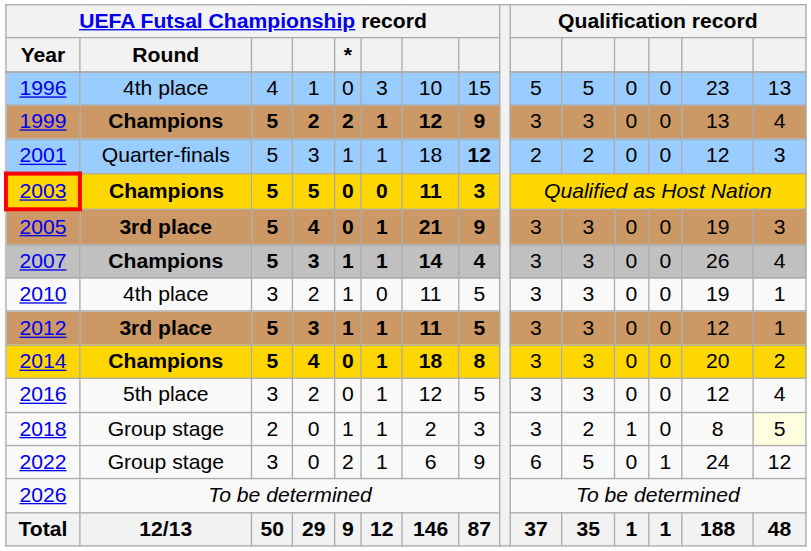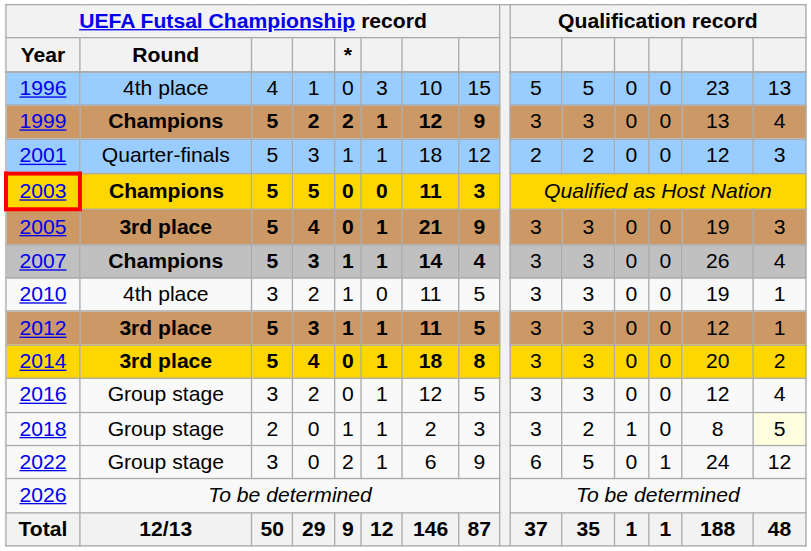(479, 155) bold -> (479, 155) normal
(166, 361) Champions -> (166, 361) 3rd place
(166, 394) 5th place -> (166, 394) Group stage
